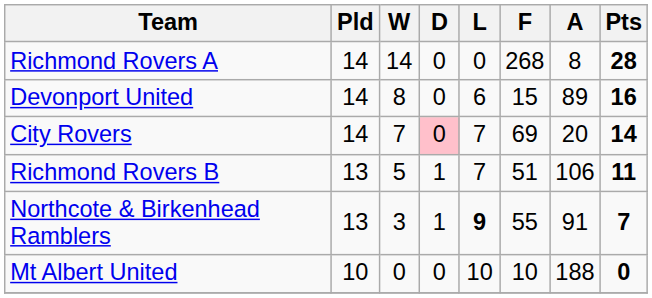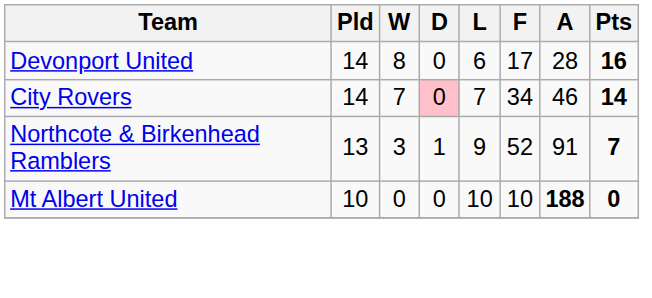- row: (114, 60)
(525, 97) 15 -> (520, 60) 17
(575, 97) 89 -> (565, 60) 28
(525, 135) 69 -> (520, 97) 34
(575, 135) 20 -> (565, 97) 46
- row: (115, 172)
(480, 222) bold -> (480, 148) normal
(525, 222) 55 -> (520, 148) 52
(575, 273) normal -> (565, 198) bold
